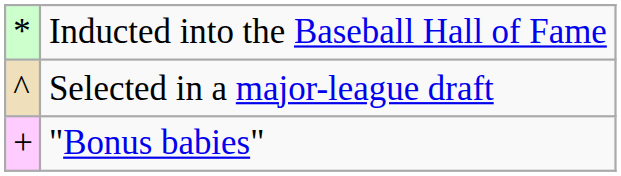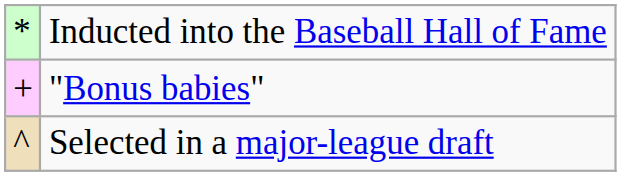rows swapped: (157, 142) <-> (271, 87)
